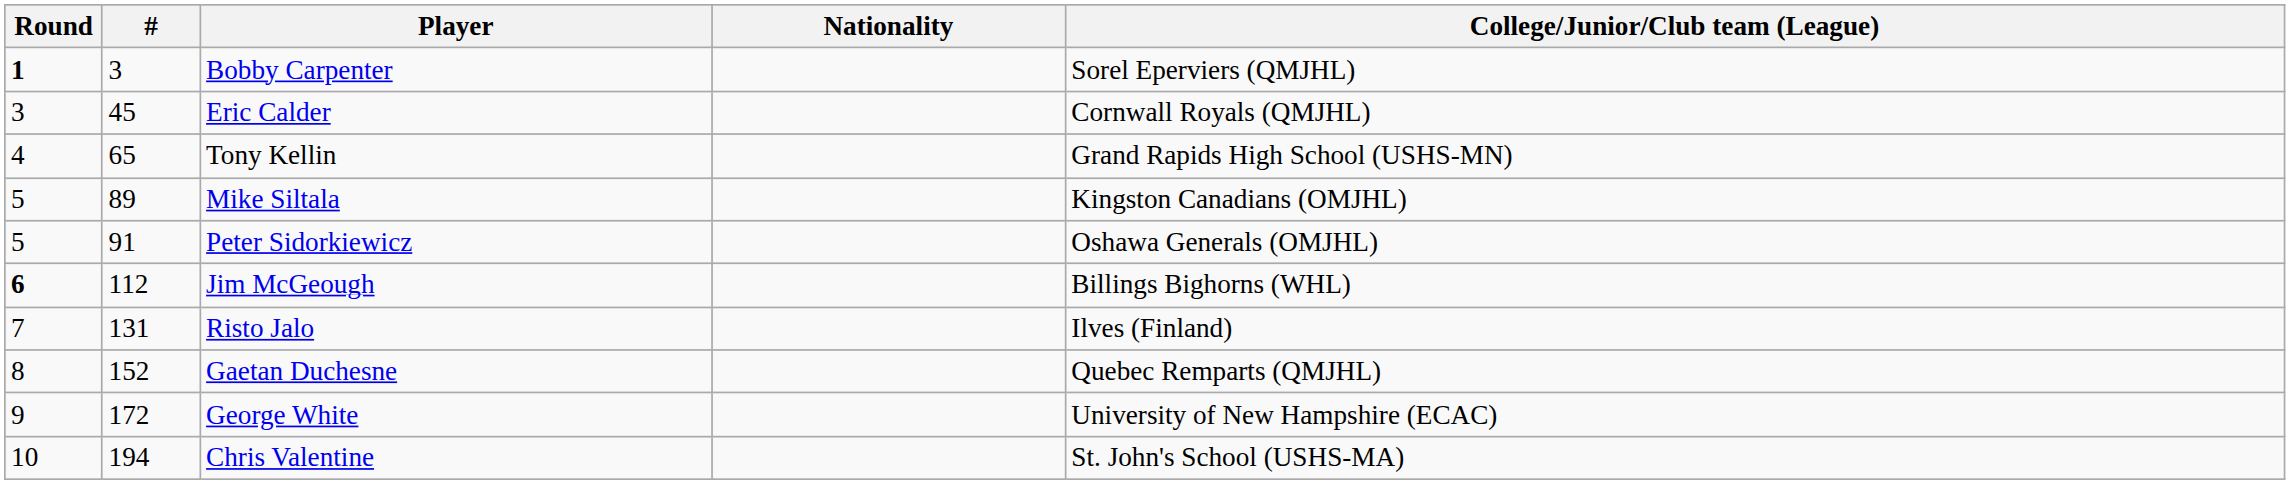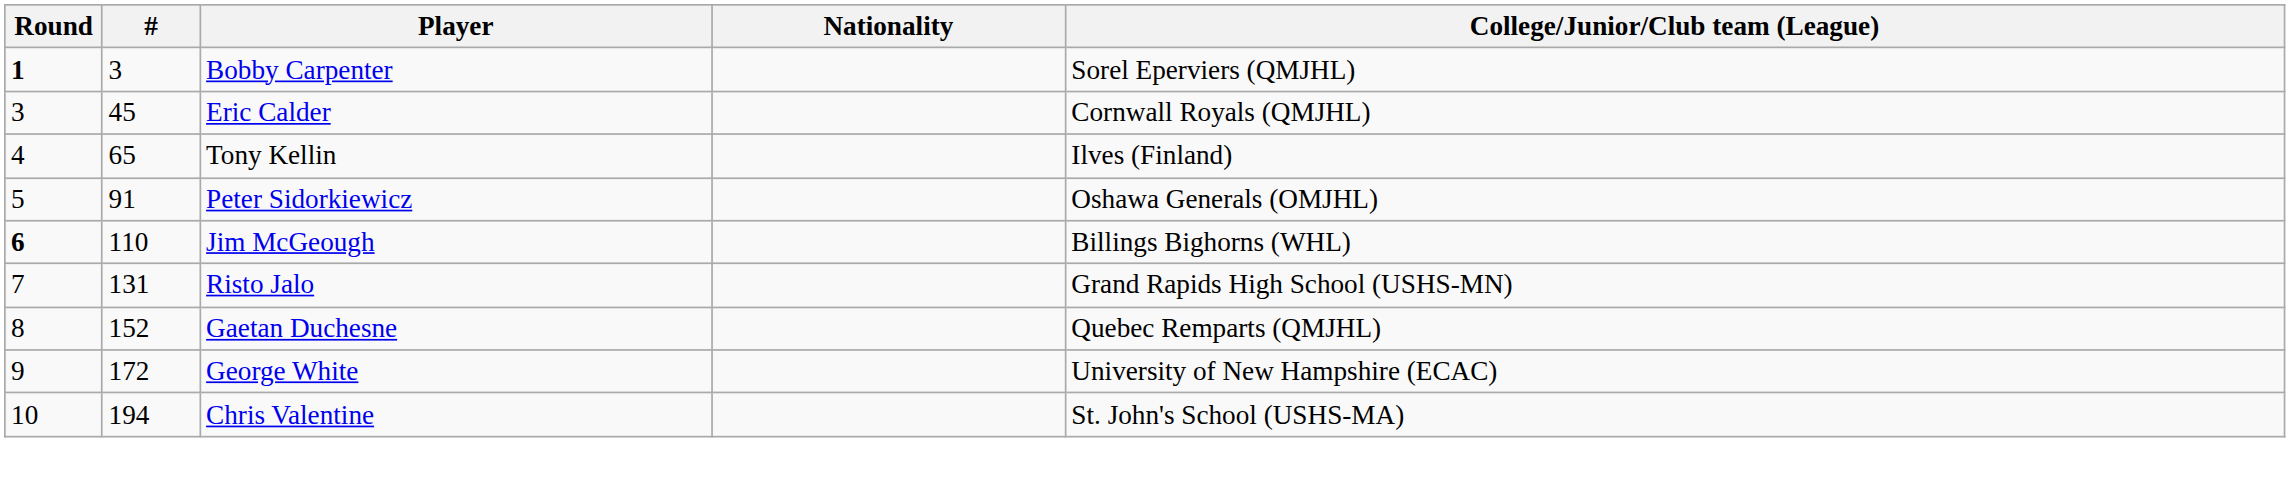(1292, 155) Grand Rapids High School (USHS-MN) -> (1152, 155) Ilves (Finland)
- row: (273, 198)
(128, 284) 112 -> (128, 241) 110
(1152, 328) Ilves (Finland) -> (1292, 284) Grand Rapids High School (USHS-MN)
